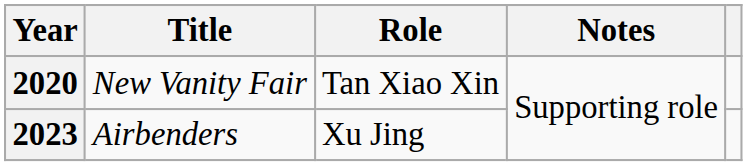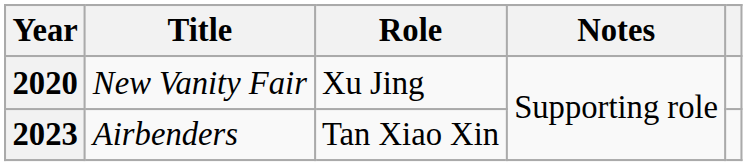(410, 82) Tan Xiao Xin -> (373, 82) Xu Jing
(373, 133) Xu Jing -> (410, 133) Tan Xiao Xin
